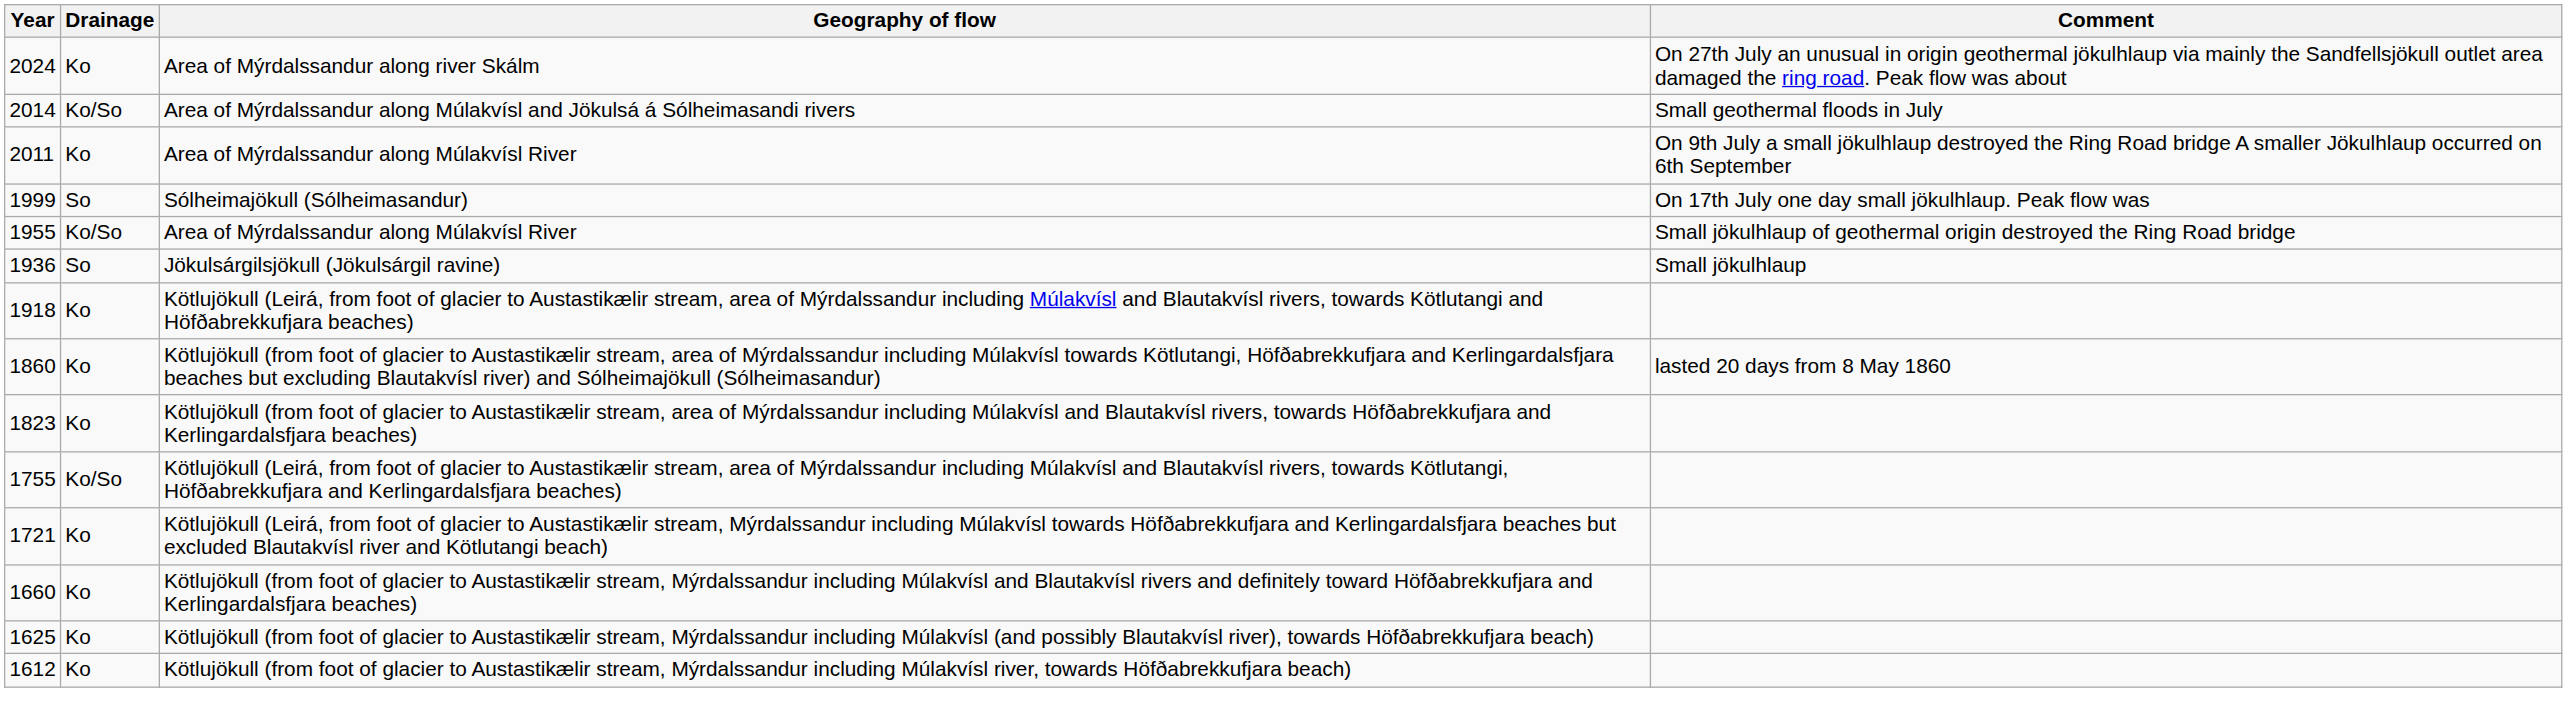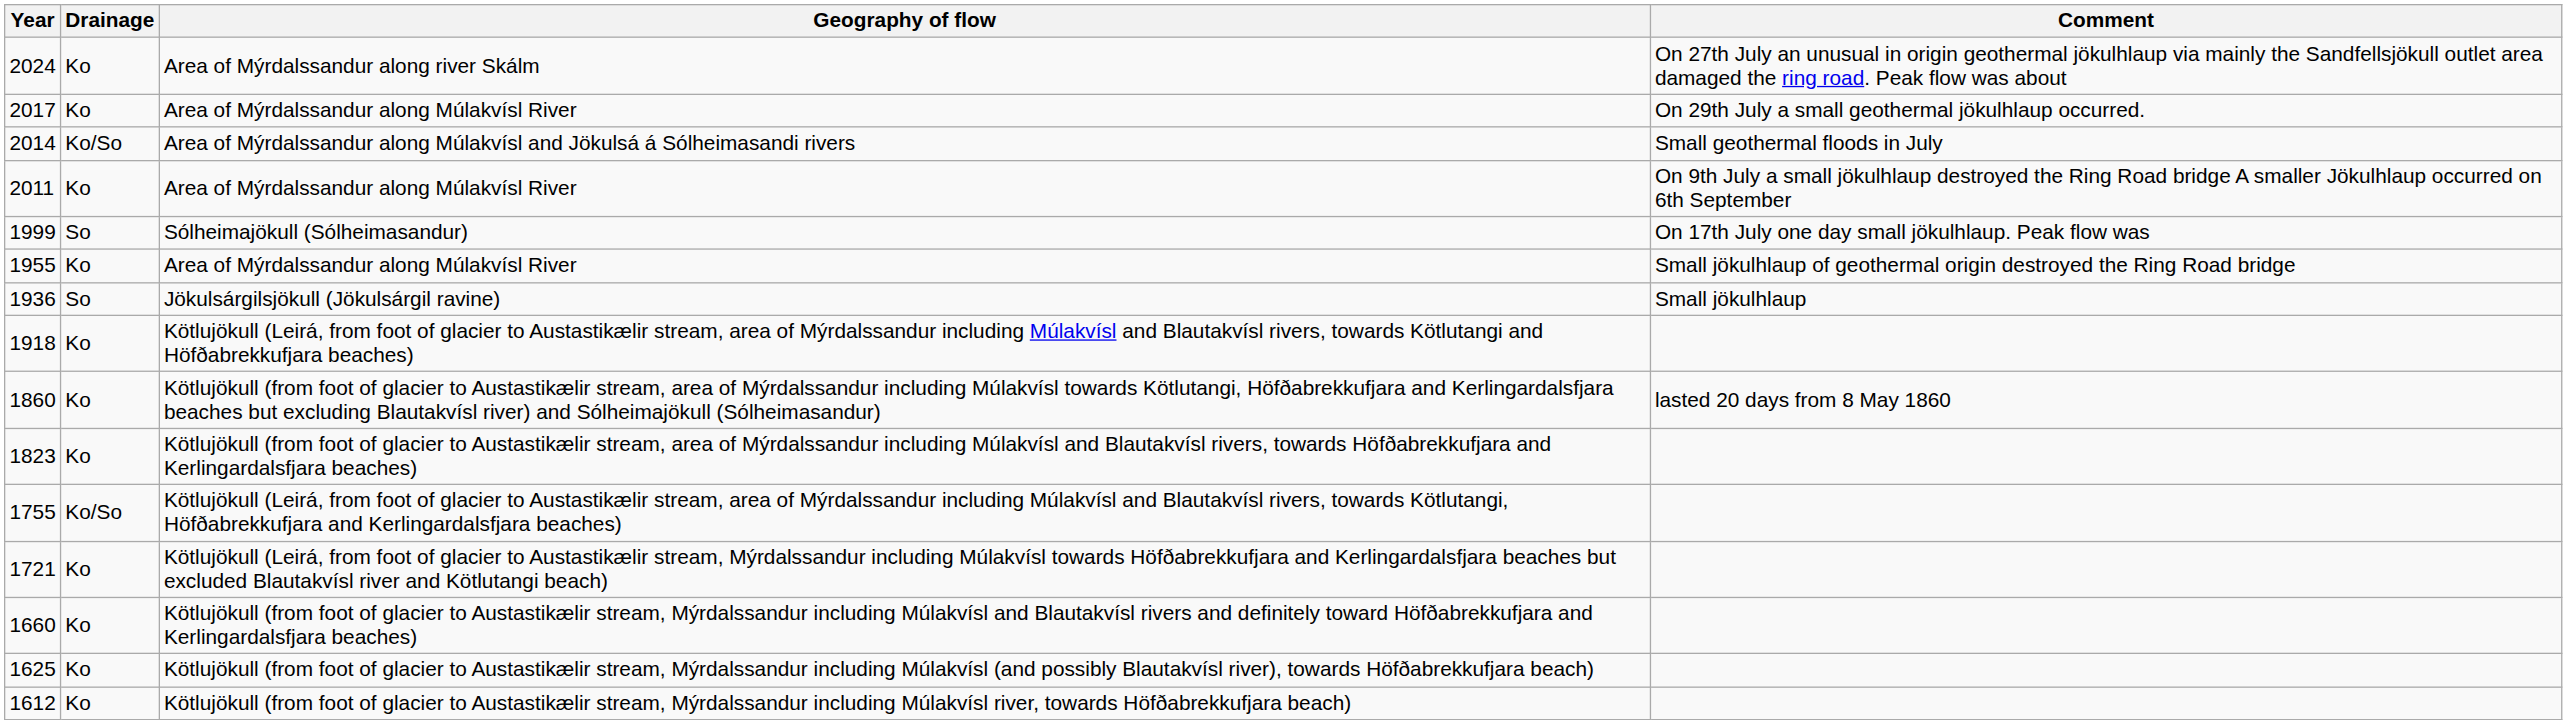+ row: (33, 110)
(94, 232) Ko/So -> (78, 265) Ko
